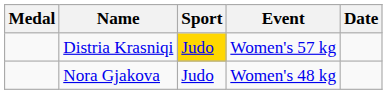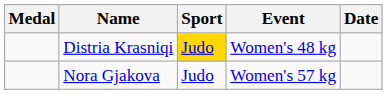(283, 47) Women's 57 kg -> (283, 47) Women's 48 kg
(283, 75) Women's 48 kg -> (283, 75) Women's 57 kg
